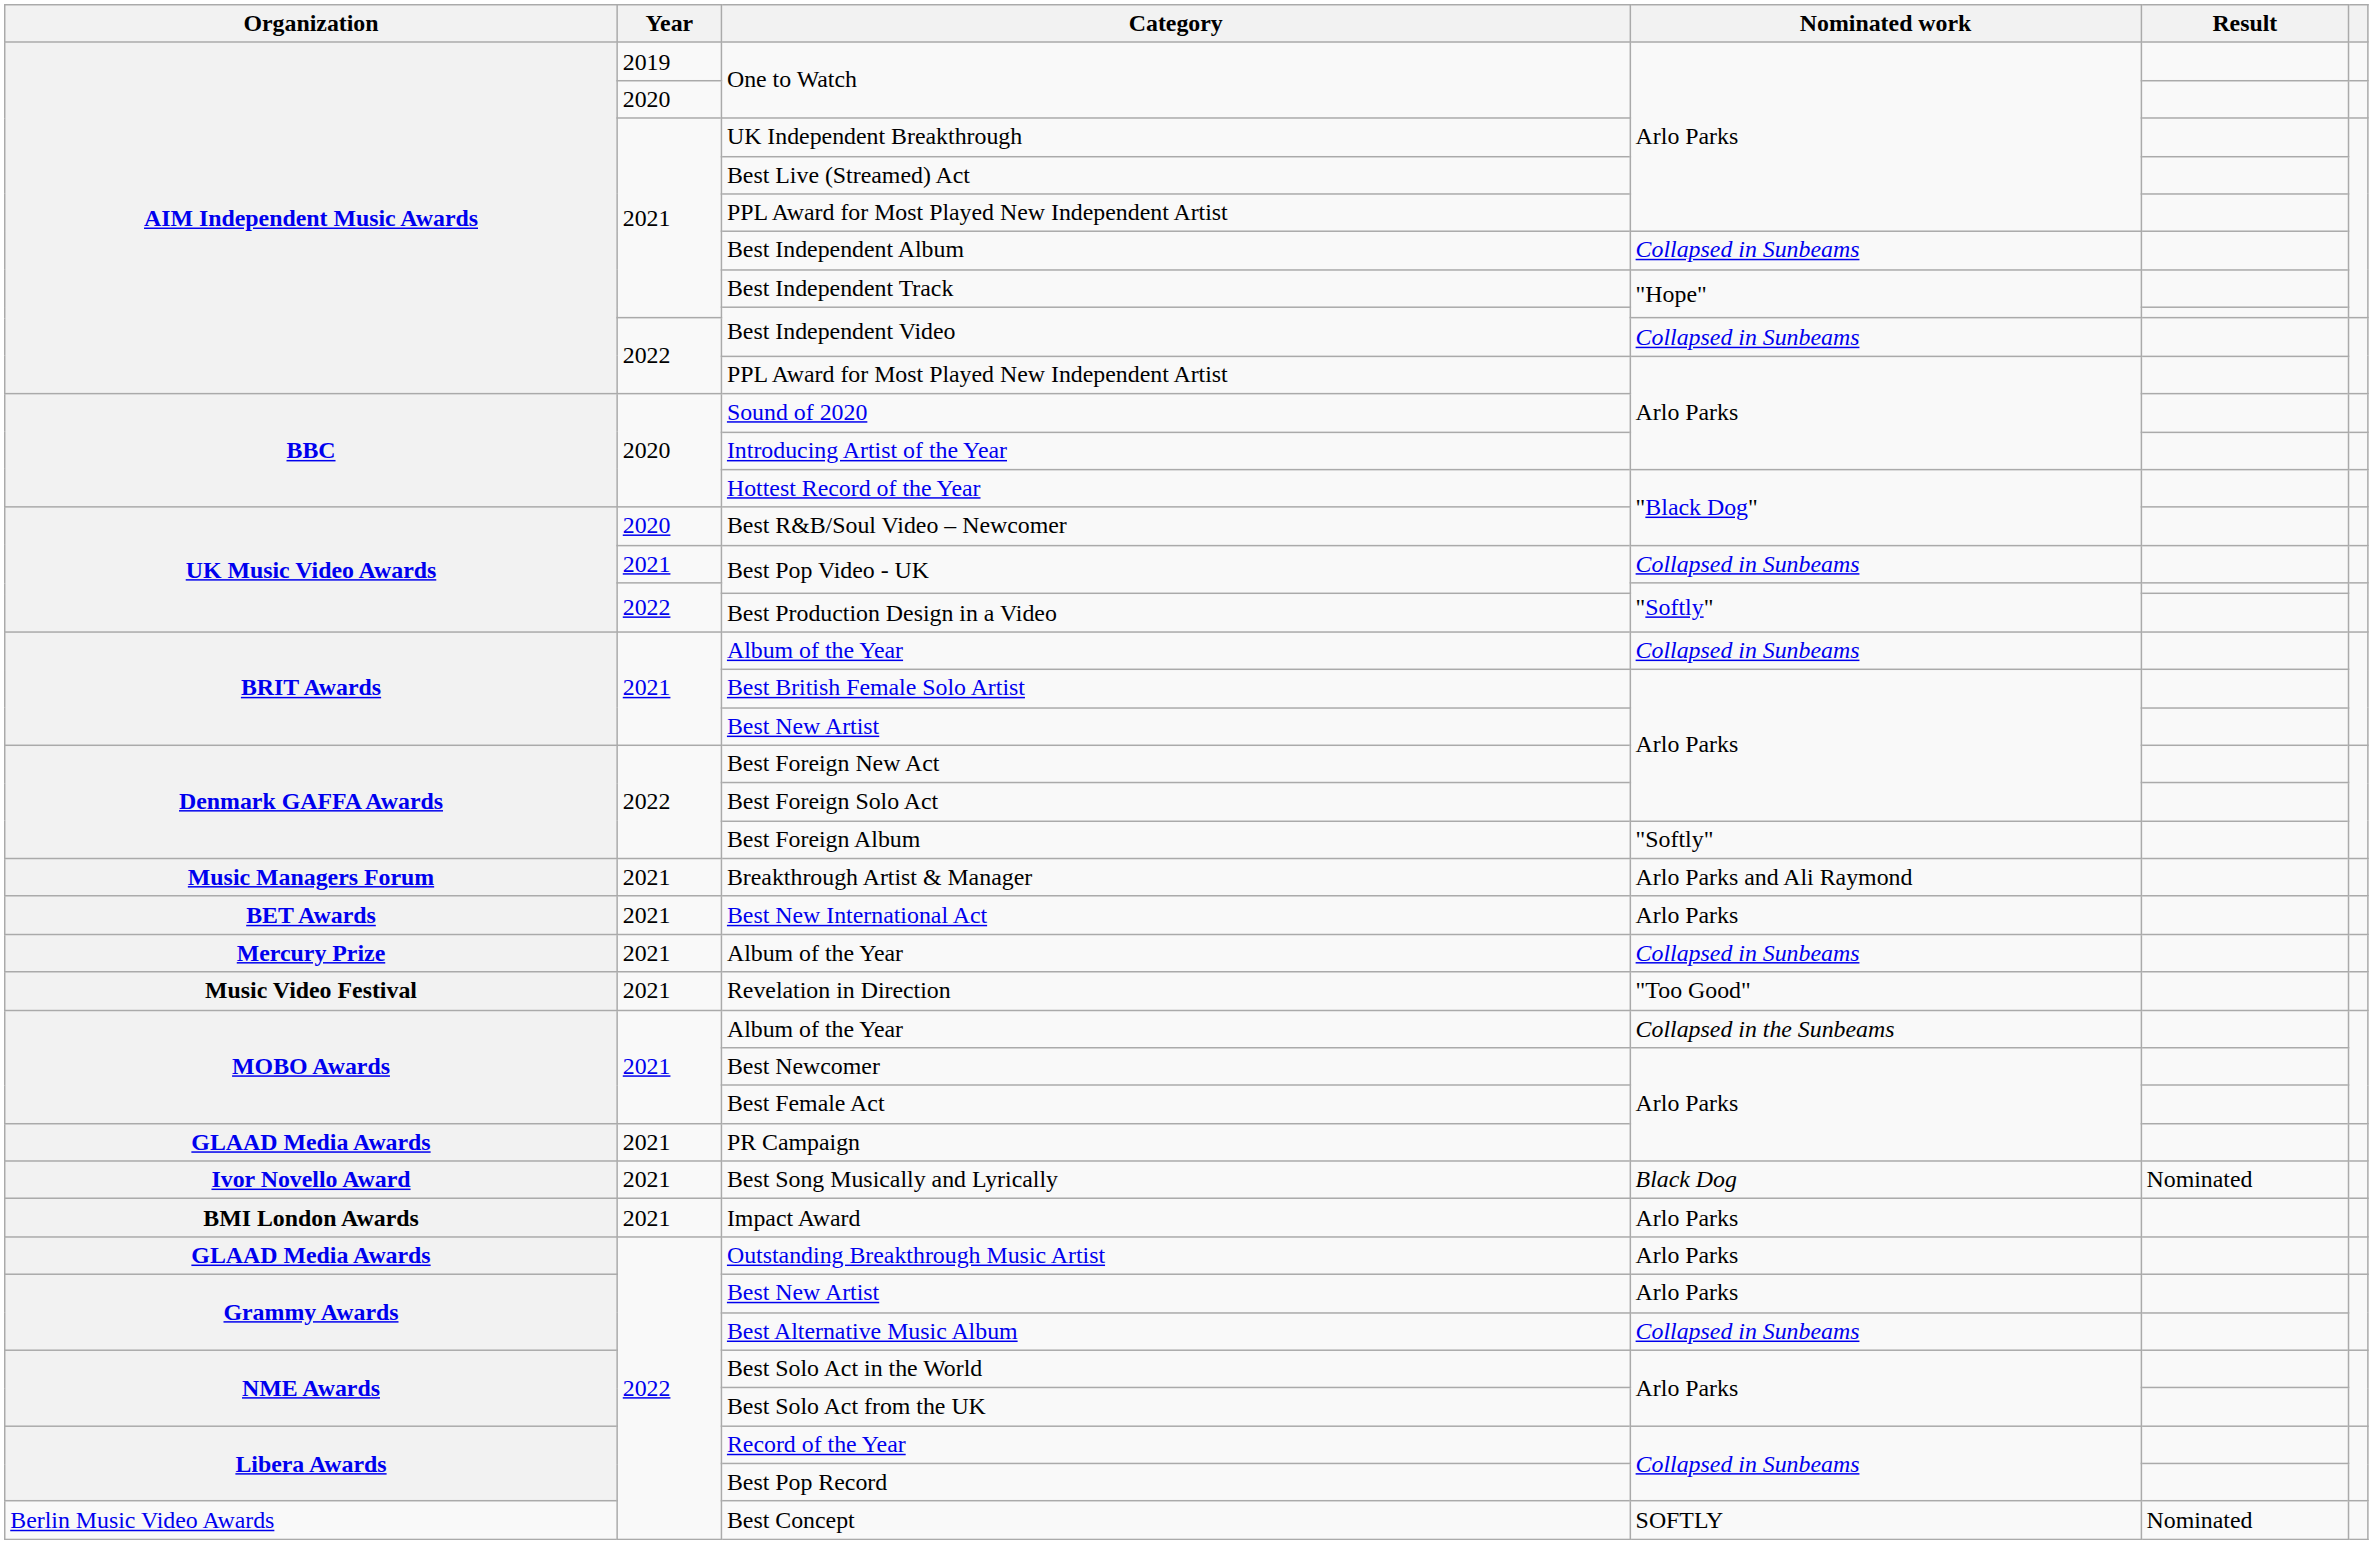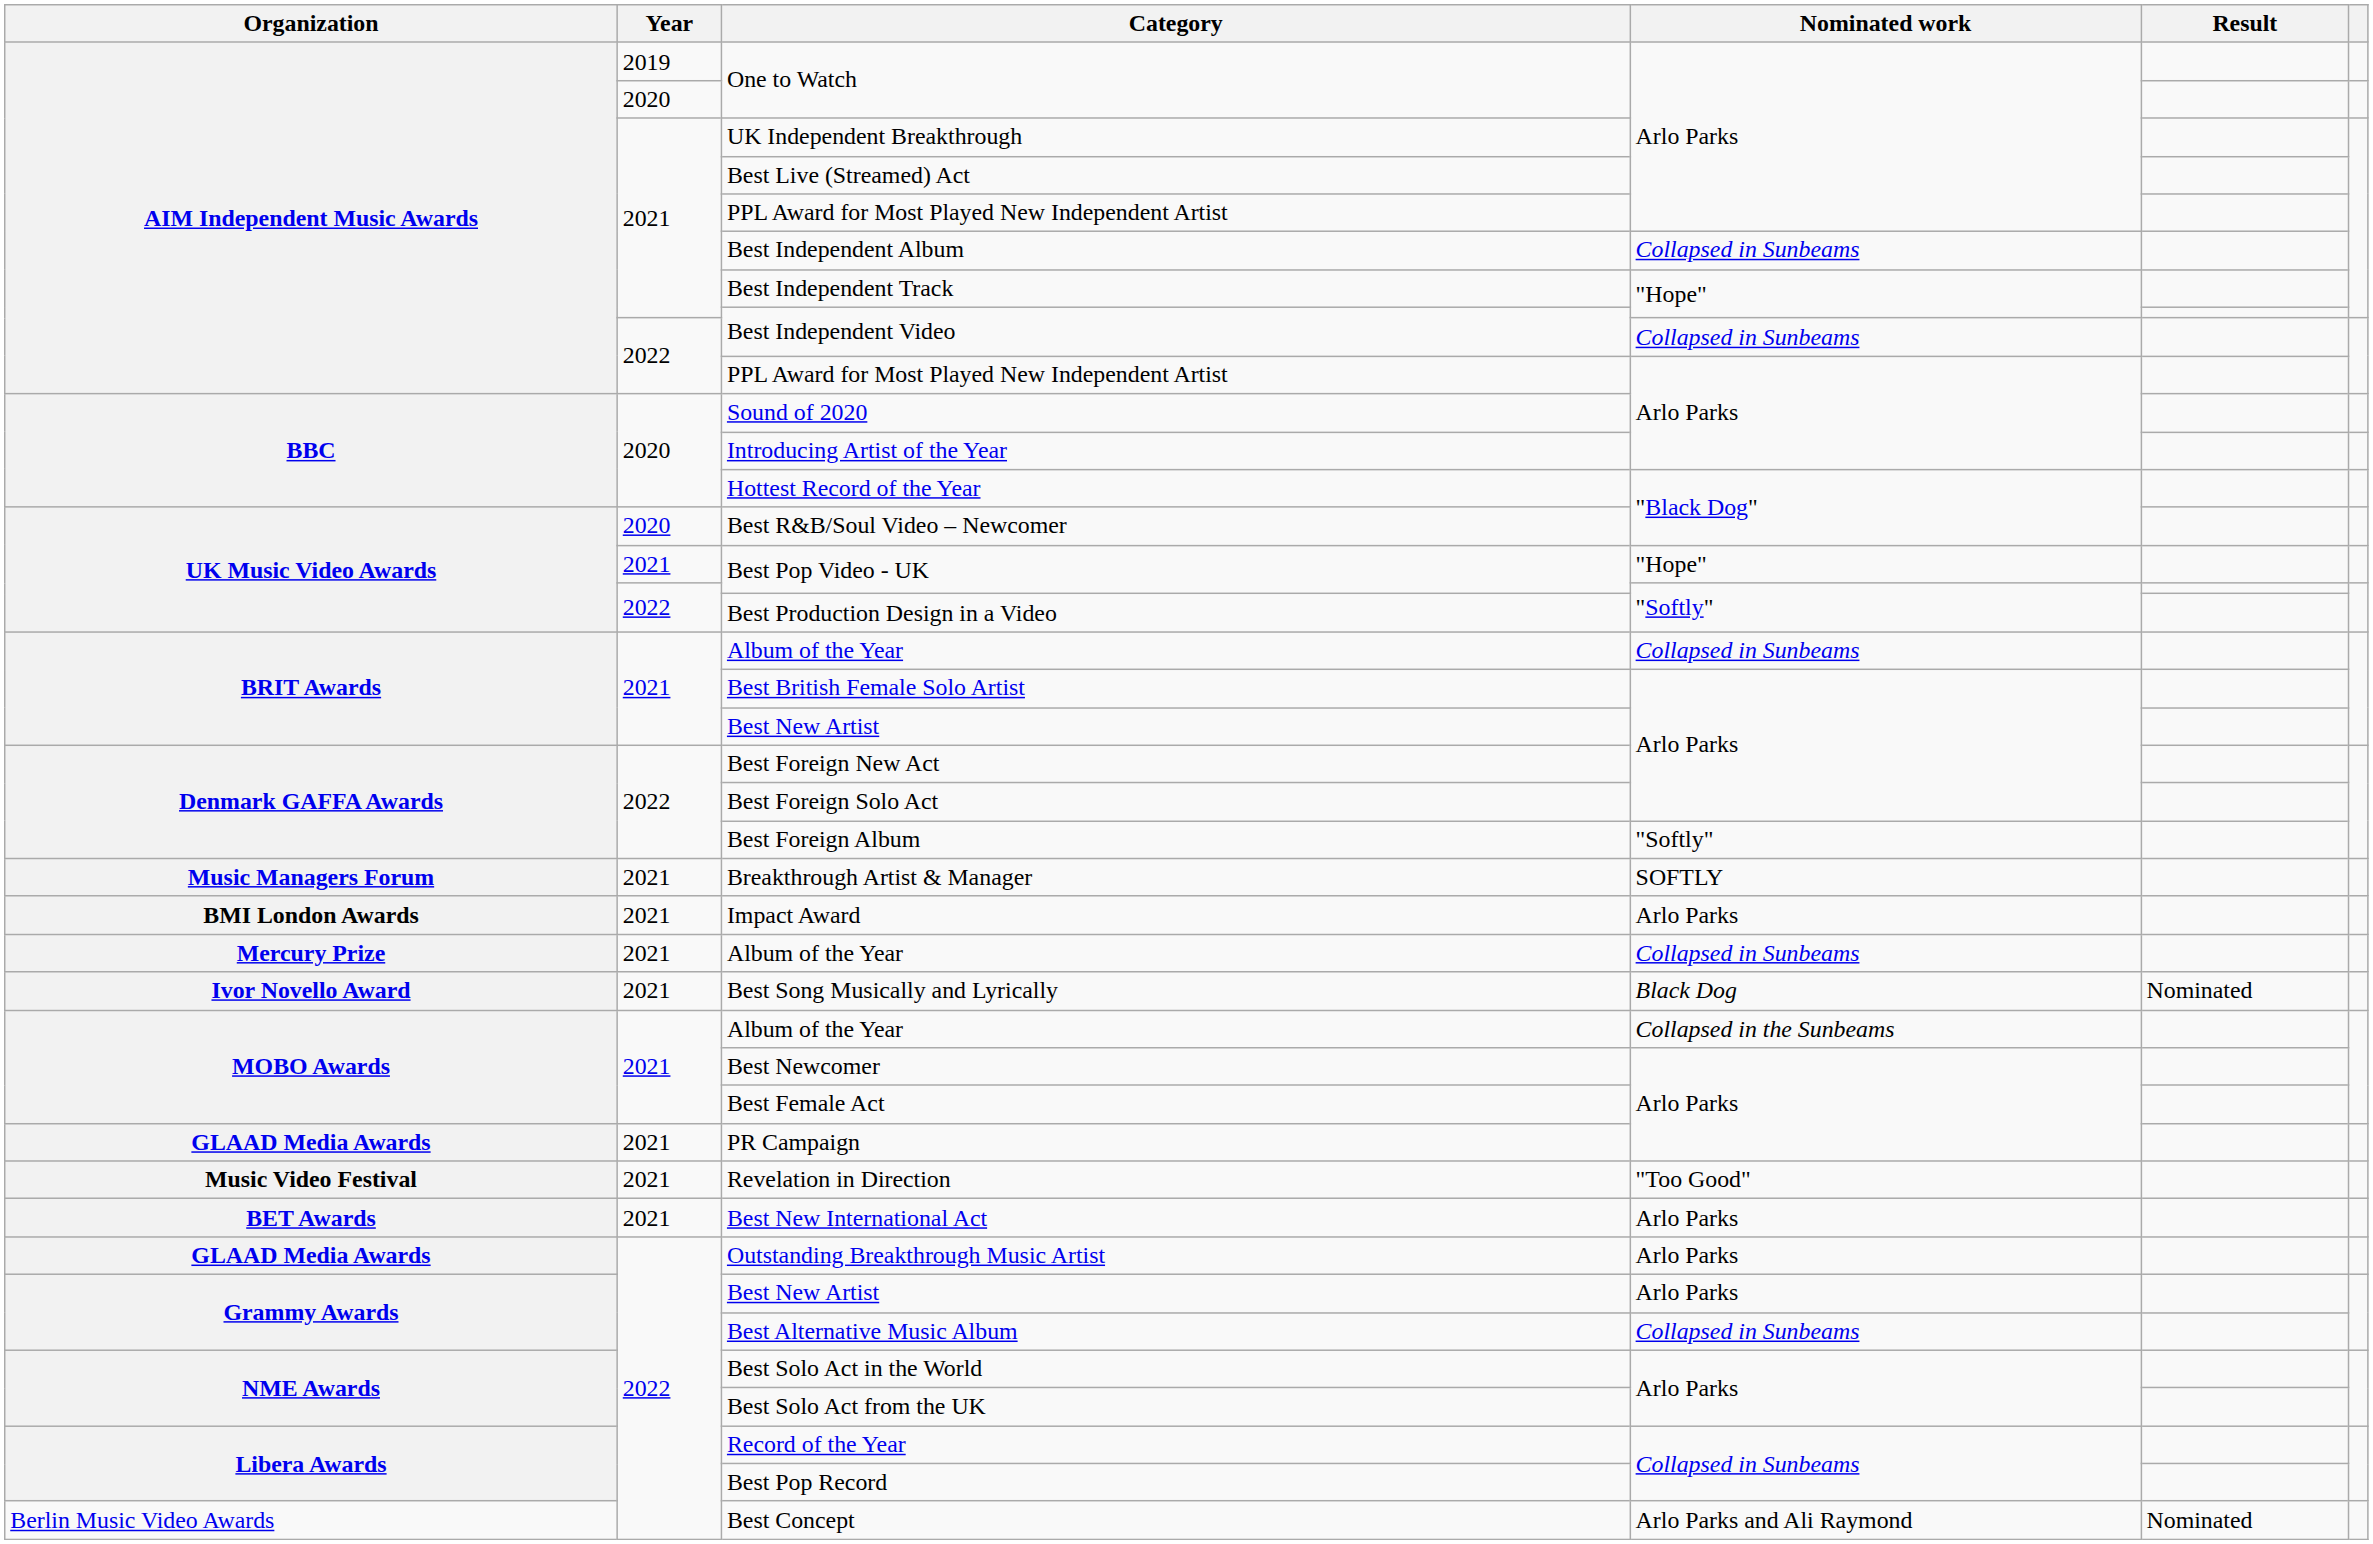(1748, 563) Collapsed in Sunbeams -> (1671, 563) "Hope"
(1774, 877) Arlo Parks and Ali Raymond -> (1679, 877) SOFTLY
rows swapped: (647, 914) <-> (647, 1217)
rows swapped: (647, 1179) <-> (647, 990)
(1679, 1519) SOFTLY -> (1774, 1519) Arlo Parks and Ali Raymond
